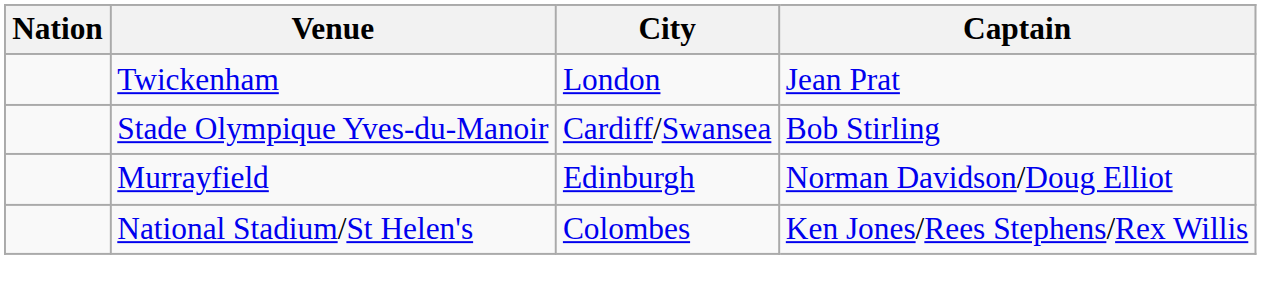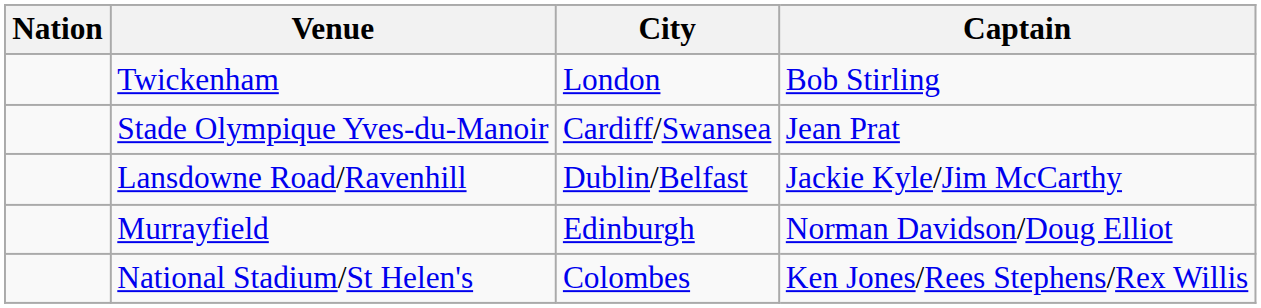(843, 79) Jean Prat -> (863, 79) Bob Stirling
(863, 128) Bob Stirling -> (843, 128) Jean Prat
+ row: (292, 178)
